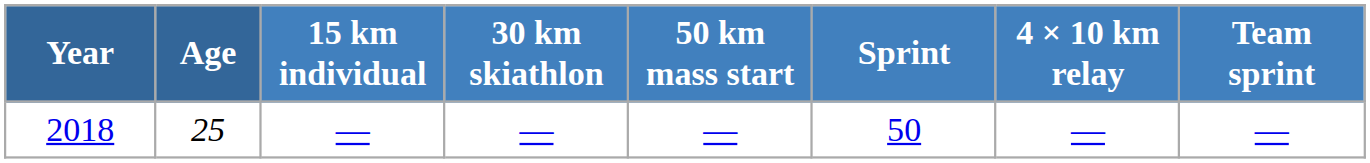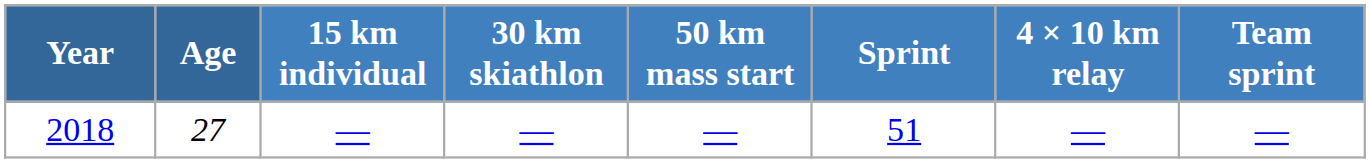(208, 129) 25 -> (208, 129) 27
(904, 129) 50 -> (904, 129) 51
